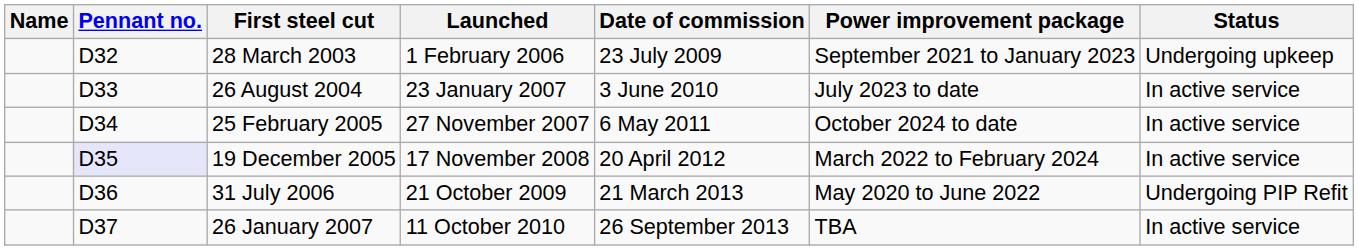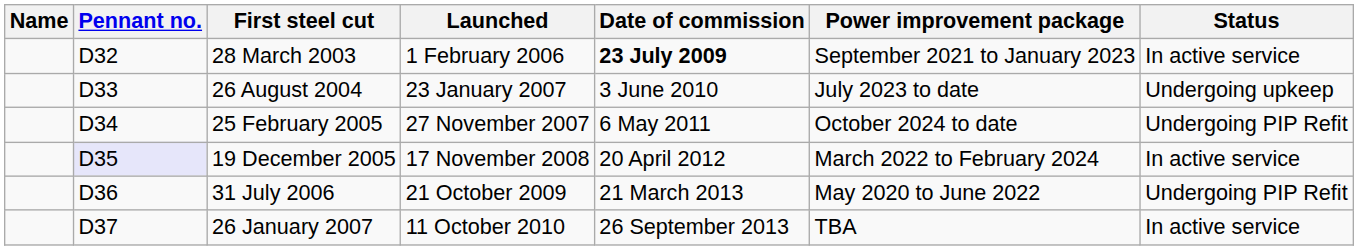(661, 55) normal -> (663, 55) bold
(1239, 55) Undergoing upkeep -> (1223, 55) In active service
(1223, 90) In active service -> (1239, 90) Undergoing upkeep
(1223, 124) In active service -> (1246, 124) Undergoing PIP Refit
